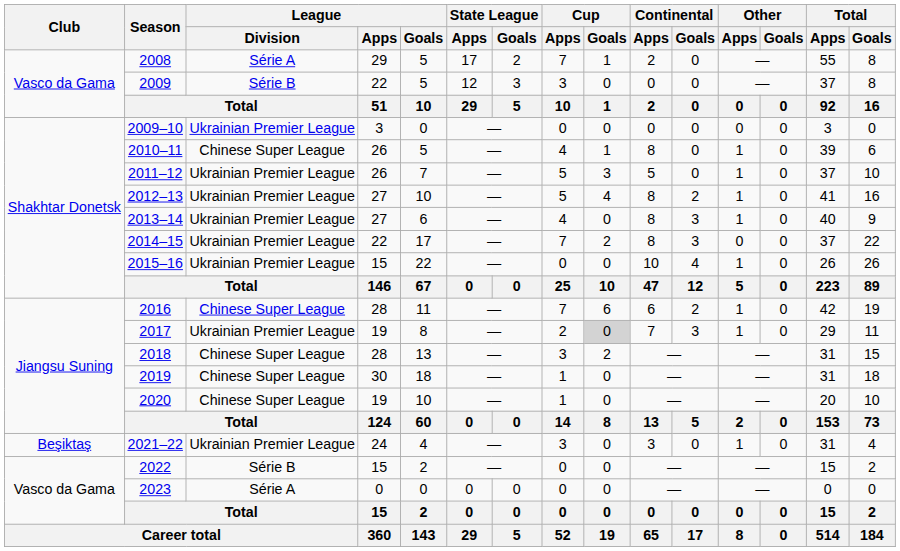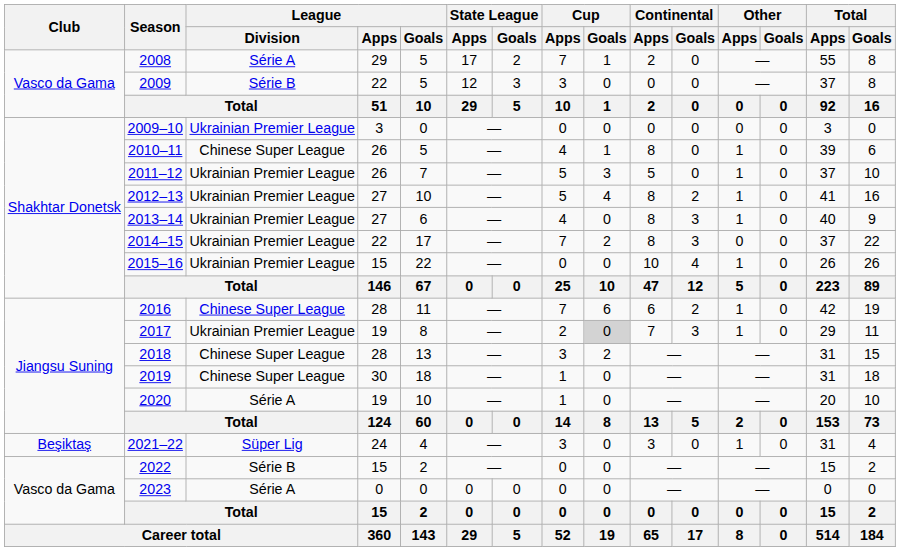(272, 399) Chinese Super League -> (272, 399) Série A
(272, 444) Ukrainian Premier League -> (272, 444) Süper Lig
